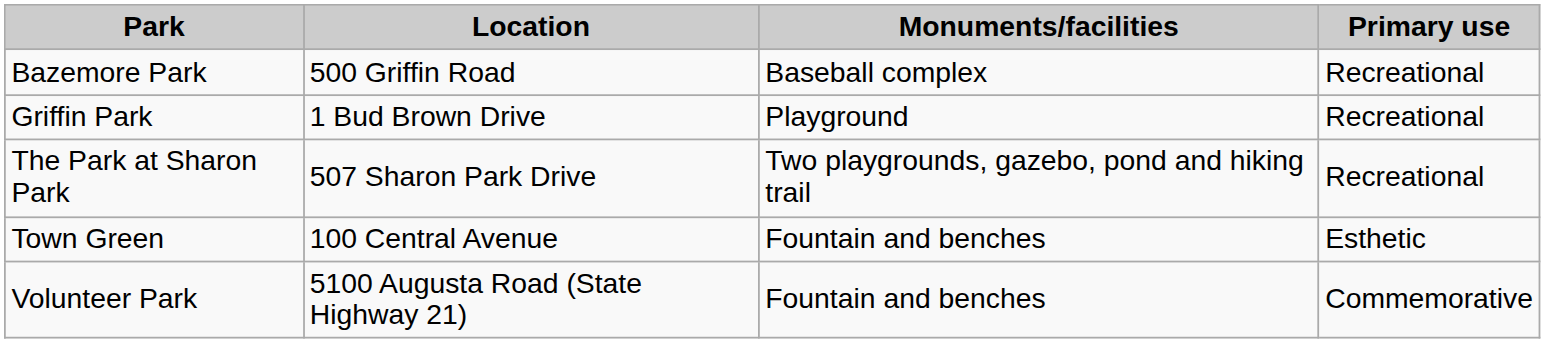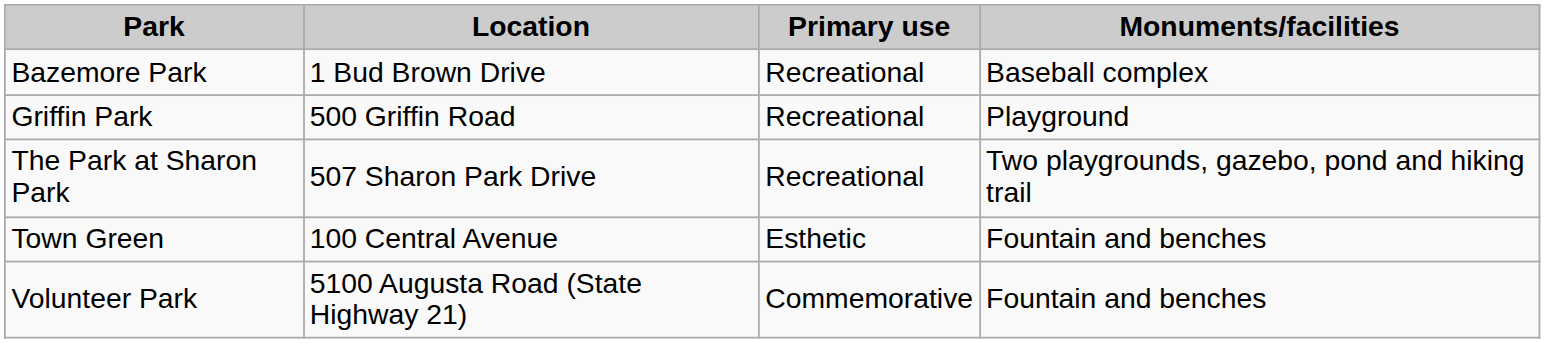columns swapped: (1429, 26) <-> (1039, 26)
(413, 71) 500 Griffin Road -> (428, 71) 1 Bud Brown Drive
(428, 116) 1 Bud Brown Drive -> (413, 116) 500 Griffin Road
